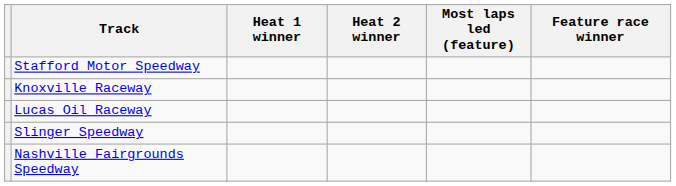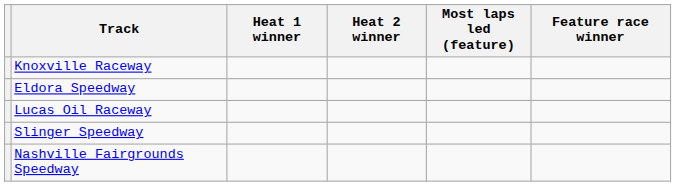- row: (107, 68)
+ row: (75, 90)
